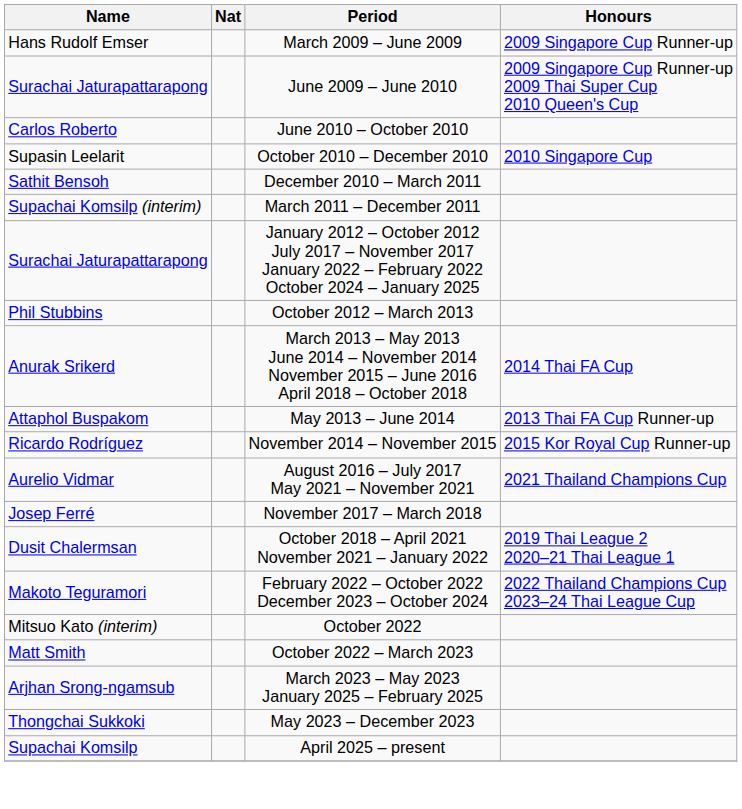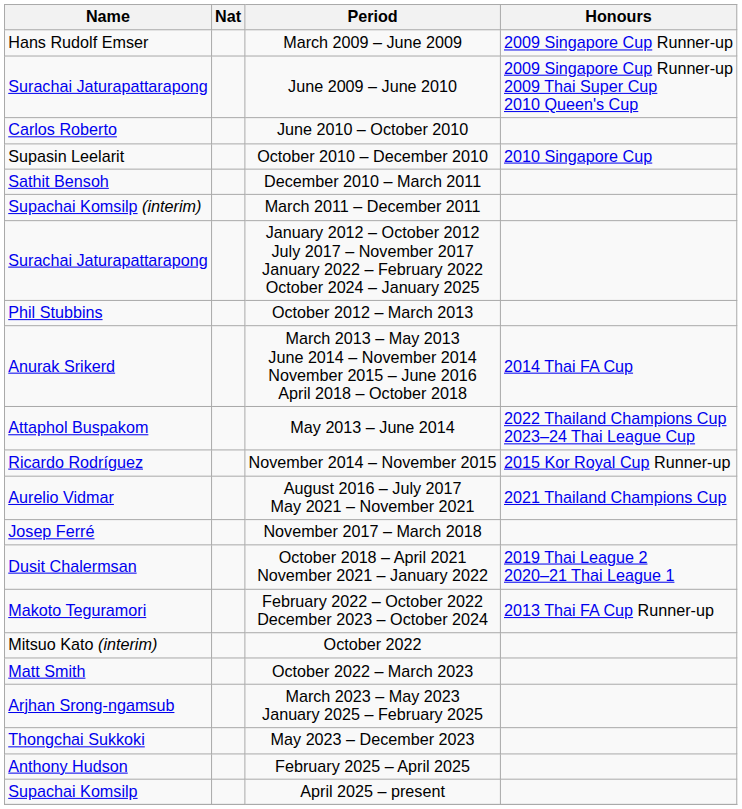(609, 419) 2013 Thai FA Cup Runner-up -> (615, 428) 2022 Thailand Champions Cup 2023–24 Thai League Cup
(615, 592) 2022 Thailand Champions Cup 2023–24 Thai League Cup -> (609, 610) 2013 Thai FA Cup Runner-up
+ row: (373, 766)
